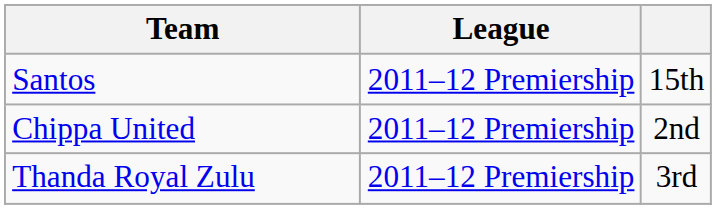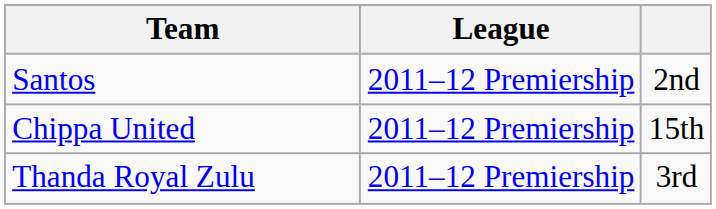(677, 78) 15th -> (677, 78) 2nd
(677, 128) 2nd -> (677, 128) 15th
